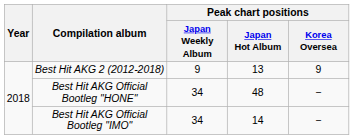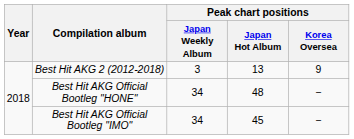(197, 70) 9 -> (197, 70) 3
(258, 120) 14 -> (258, 120) 45
